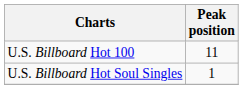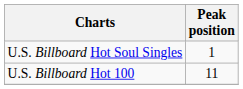rows swapped: (71, 52) <-> (95, 73)
